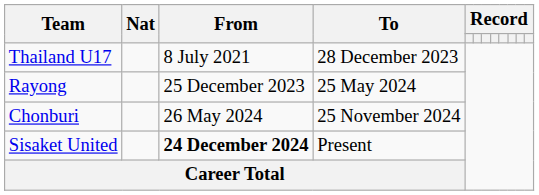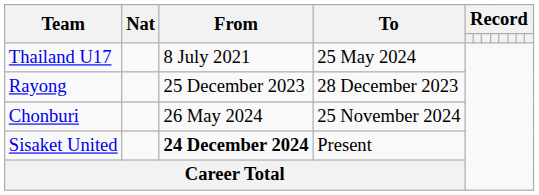(388, 57) 28 December 2023 -> (367, 57) 25 May 2024
(367, 86) 25 May 2024 -> (388, 86) 28 December 2023
